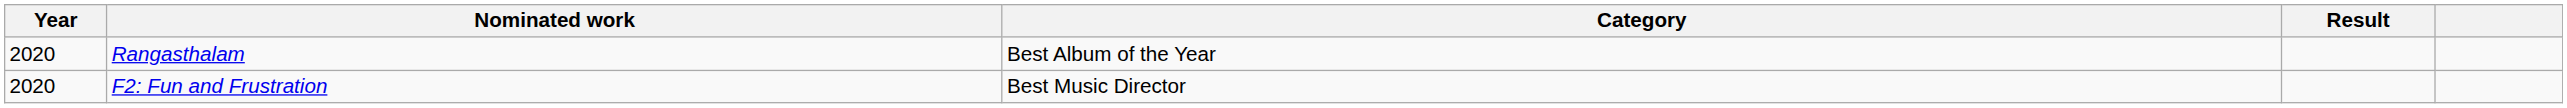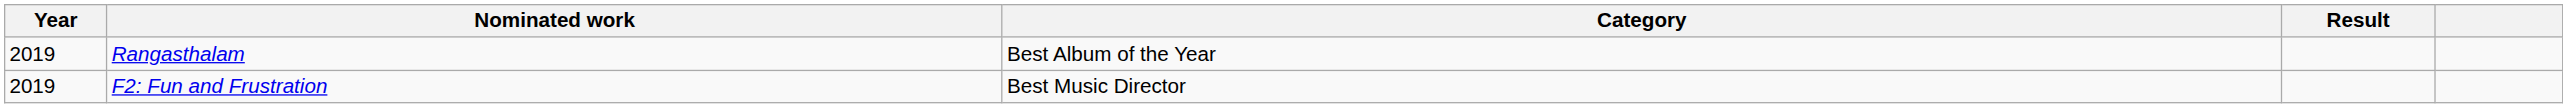(32, 53) 2020 -> (32, 53) 2019
(32, 86) 2020 -> (32, 86) 2019
